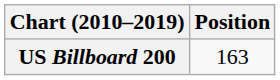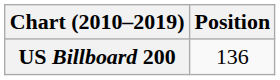(232, 56) 163 -> (232, 56) 136
